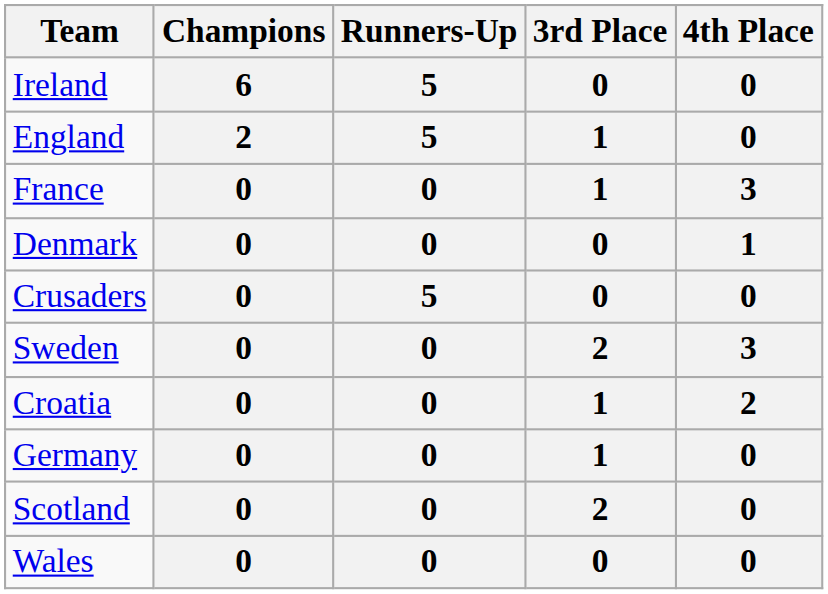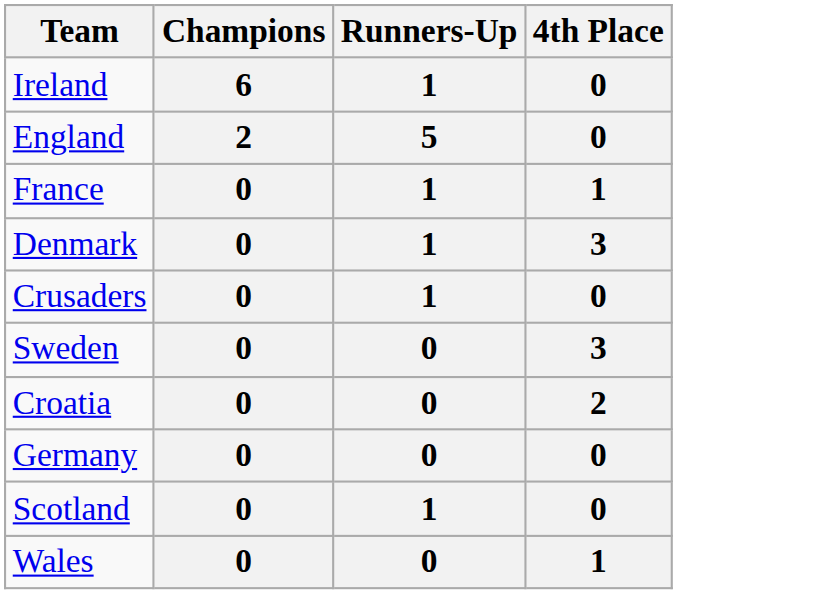- column: (600, 31)
(429, 84) 5 -> (429, 84) 1
(429, 190) 0 -> (429, 190) 1
(748, 190) 3 -> (598, 190) 1
(429, 243) 0 -> (429, 243) 1
(748, 243) 1 -> (598, 243) 3
(429, 296) 5 -> (429, 296) 1
(429, 508) 0 -> (429, 508) 1
(748, 561) 0 -> (598, 561) 1
